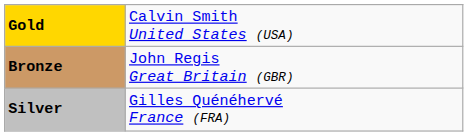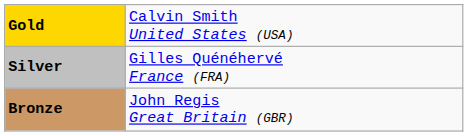rows swapped: (35, 110) <-> (35, 68)
